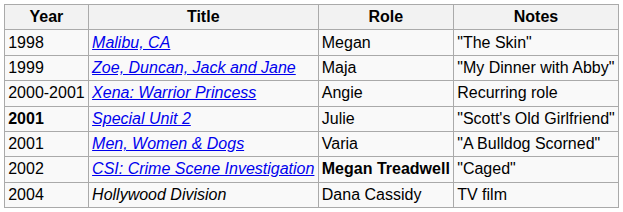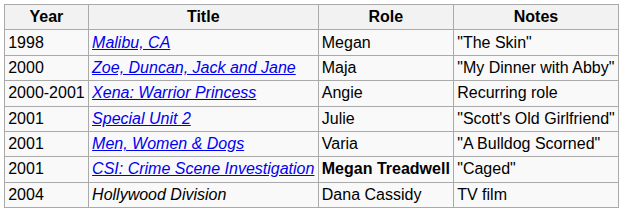(26, 67) 1999 -> (26, 67) 2000
(26, 118) bold -> (26, 118) normal
(26, 169) 2002 -> (26, 169) 2001
